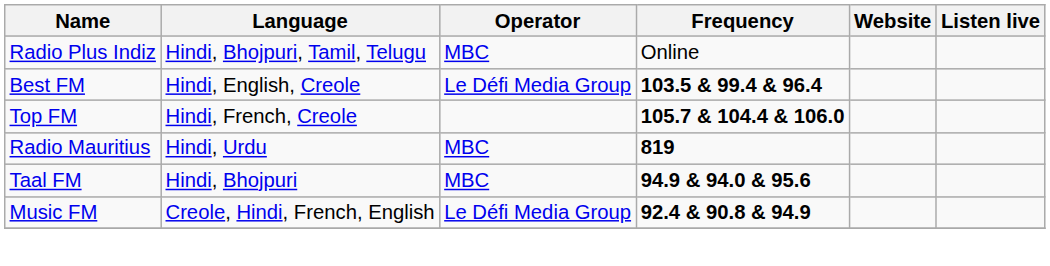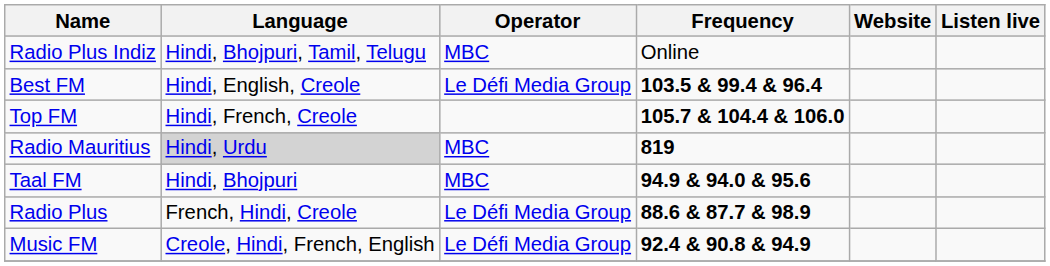(216, 148) no background -> (216, 148) lightgrey background
+ row: (59, 212)
